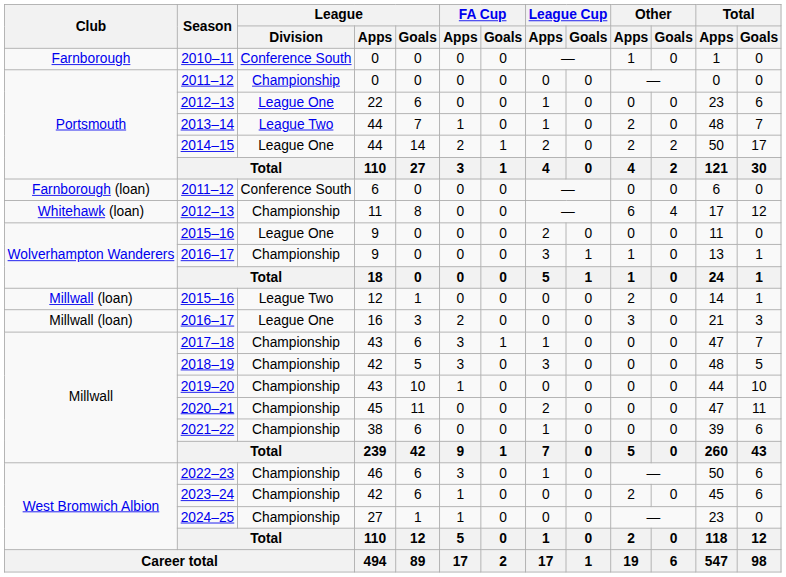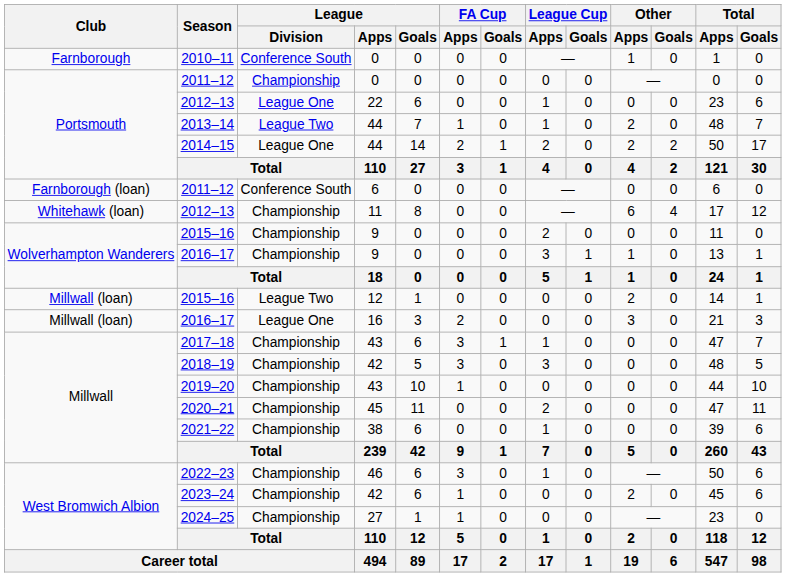(296, 233) League One -> (296, 233) Championship
